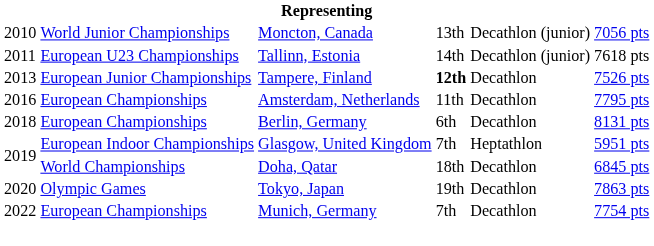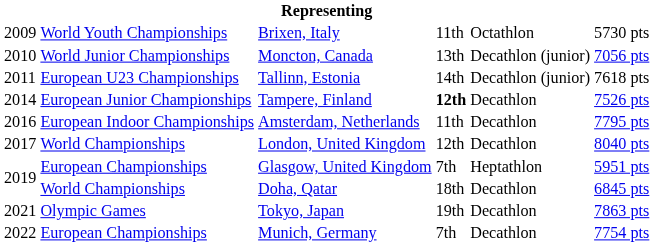+ row: (299, 33)
(20, 77) 2013 -> (20, 99) 2014
(124, 99) European Championships -> (147, 122) European Indoor Championships
+ row: (342, 144)
- row: (312, 122)
(147, 144) European Indoor Championships -> (124, 166) European Championships
(20, 188) 2020 -> (20, 211) 2021
